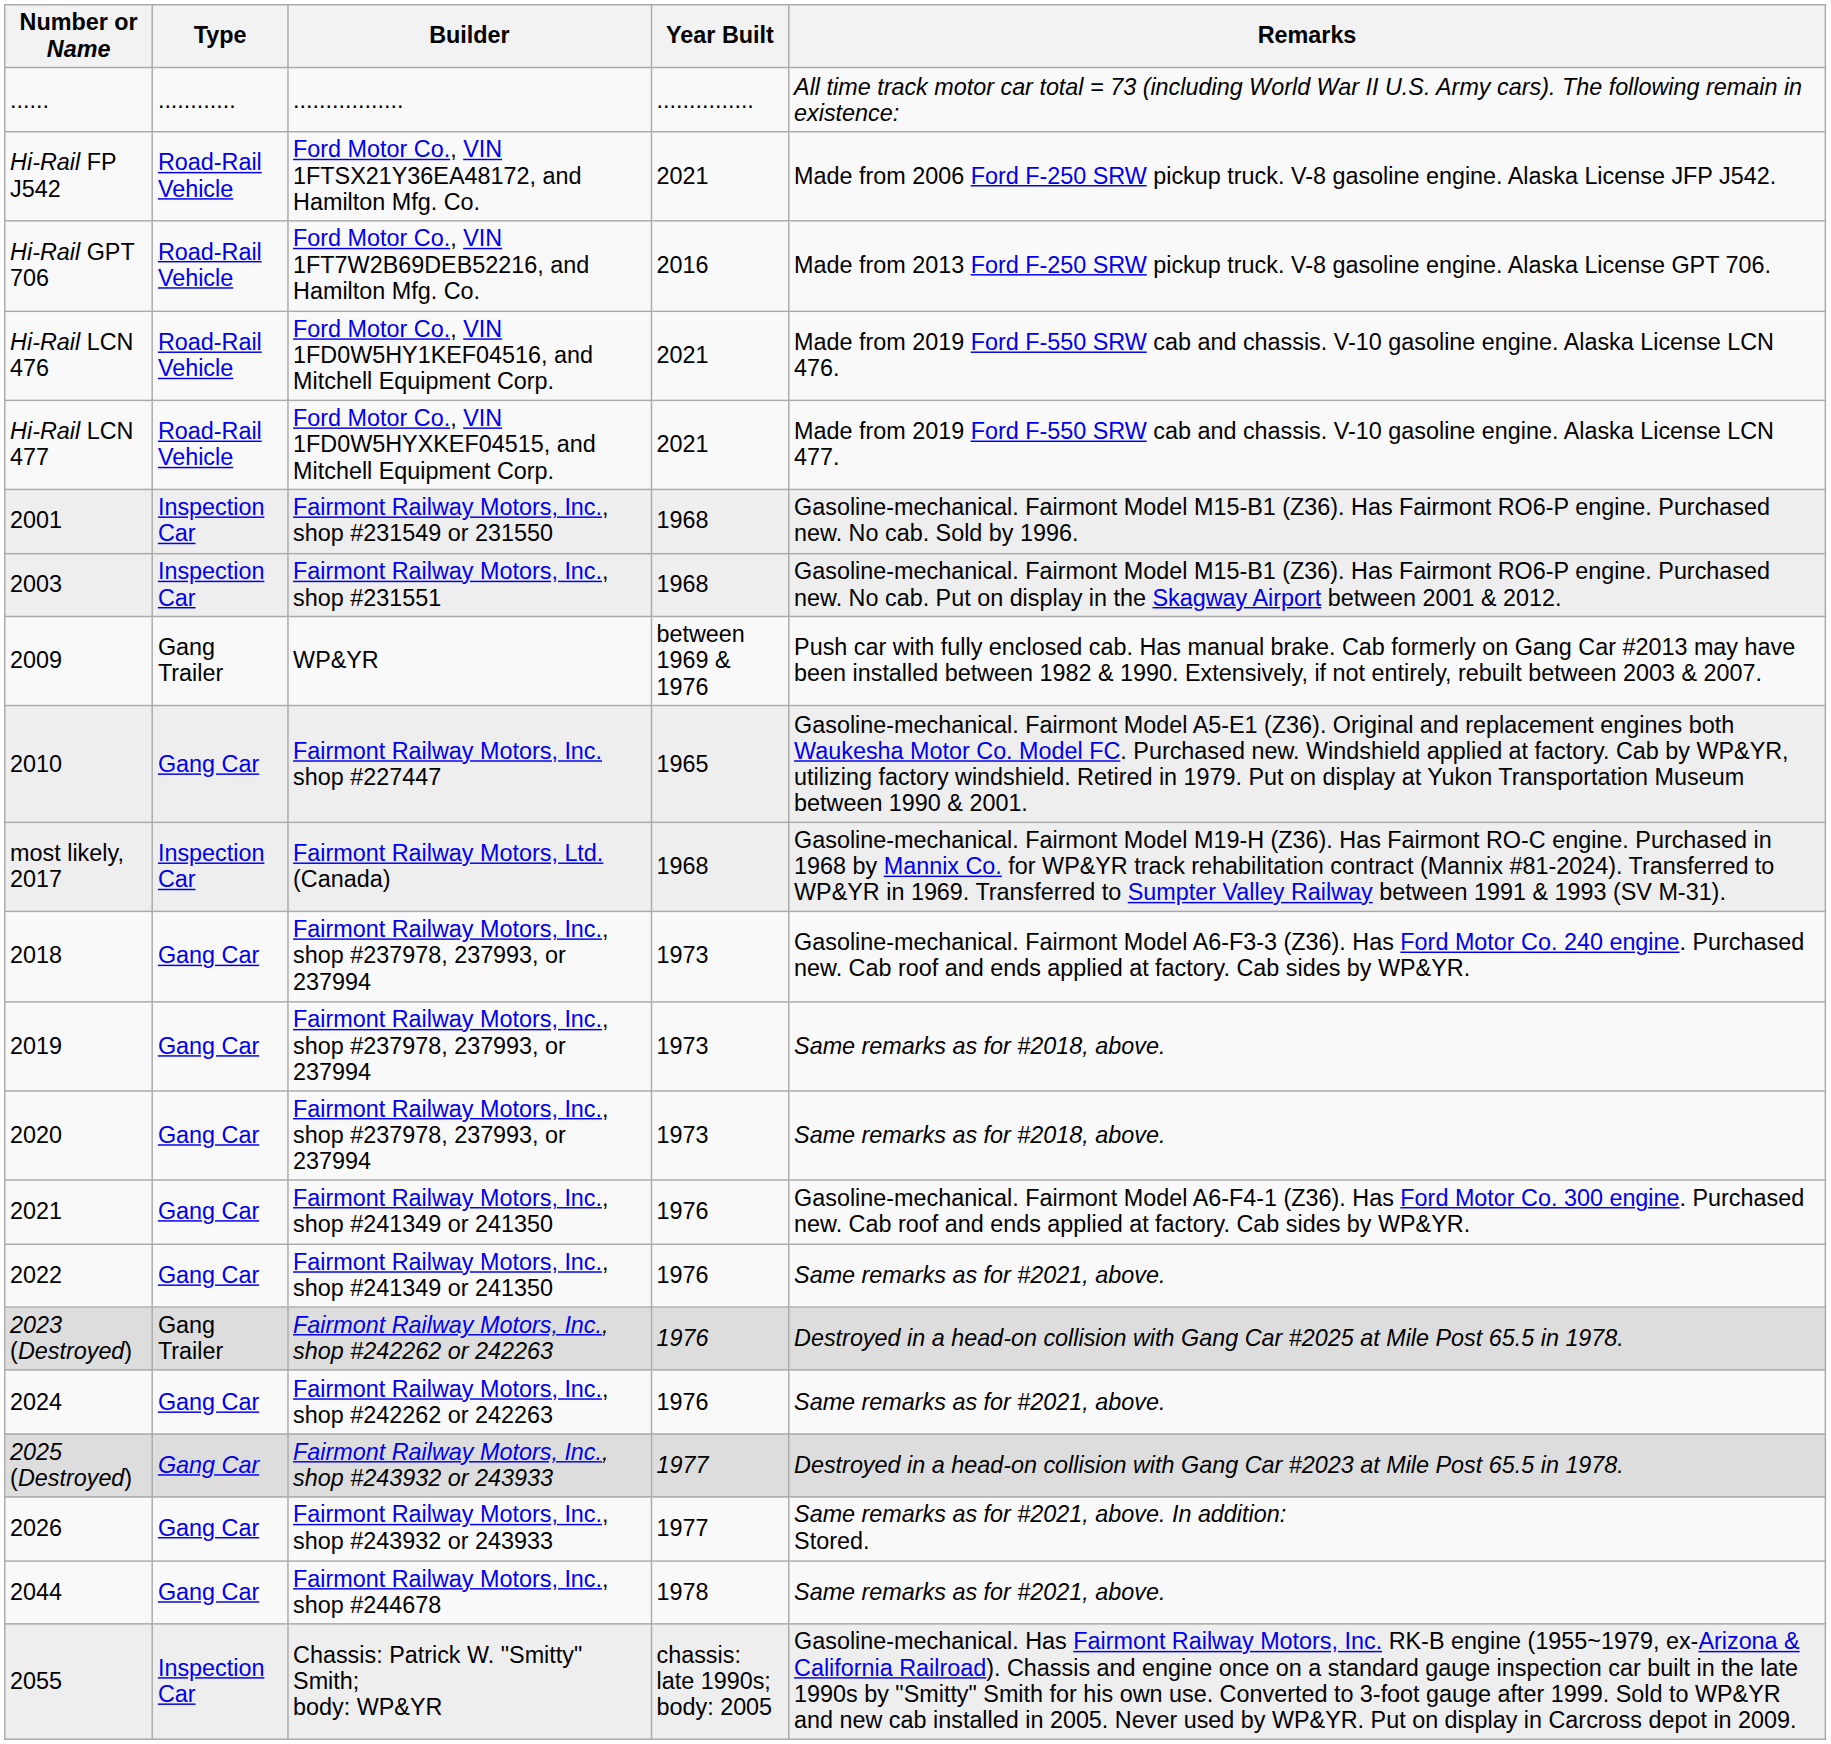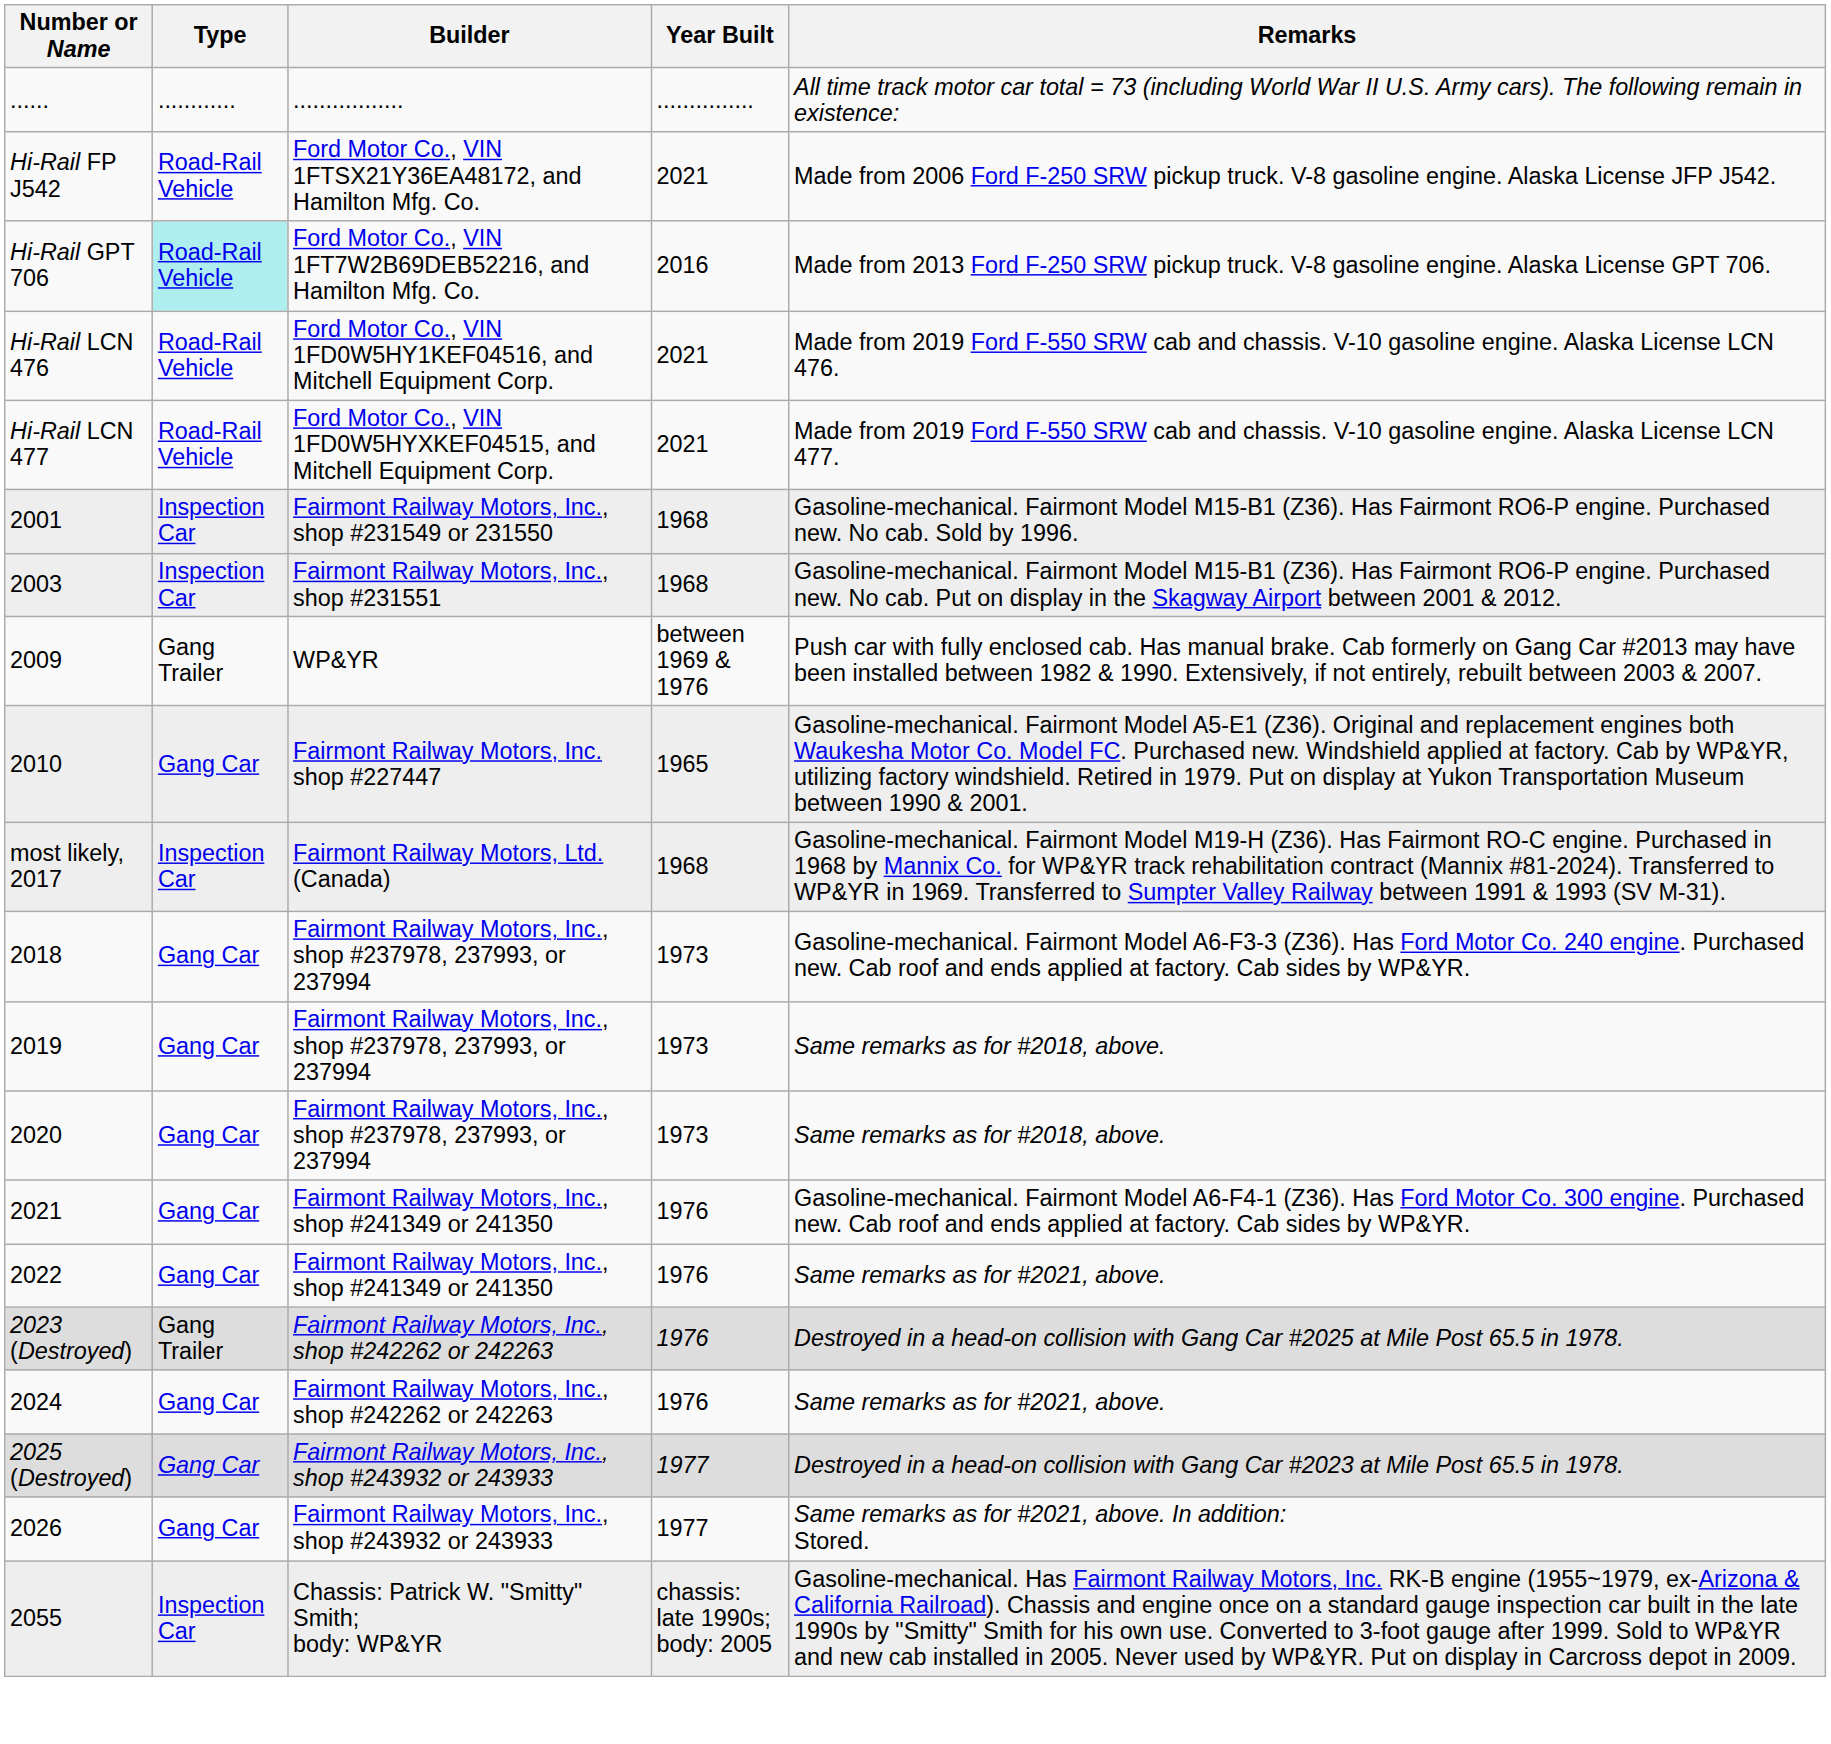(210, 265) no background -> (210, 265) paleturquoise background
- row: (36, 1591)
